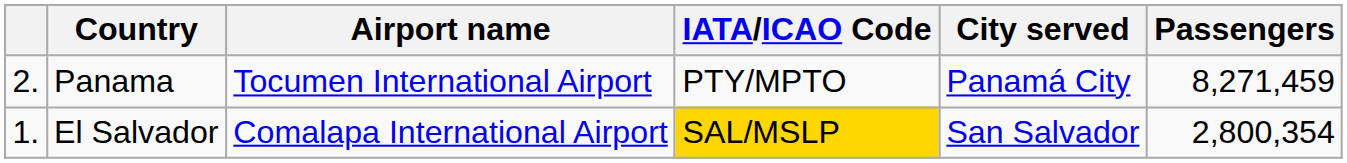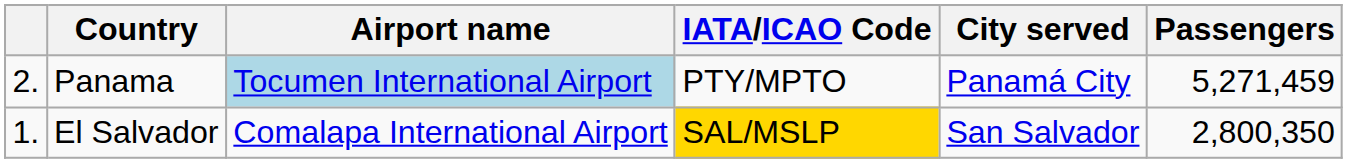(443, 81) no background -> (443, 81) lightblue background
(1263, 81) 8,271,459 -> (1263, 81) 5,271,459
(1263, 132) 2,800,354 -> (1263, 132) 2,800,350
